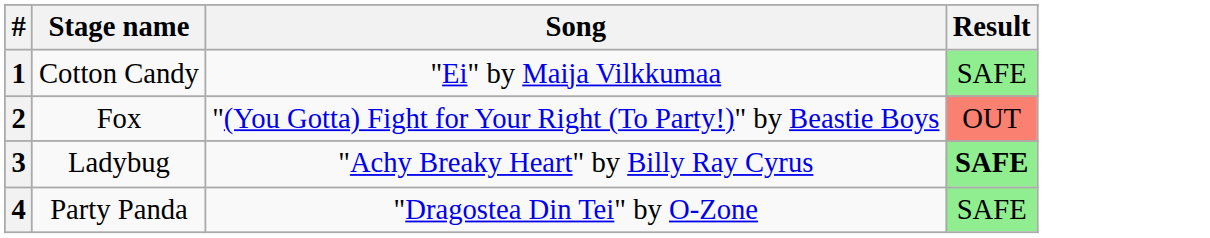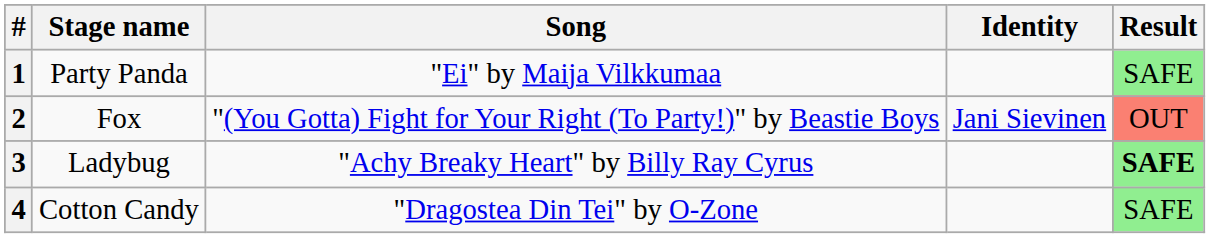+ column: (1029, 27)
(119, 72) Cotton Candy -> (119, 72) Party Panda
(119, 208) Party Panda -> (119, 208) Cotton Candy
